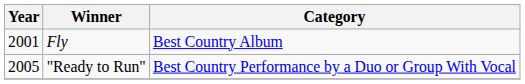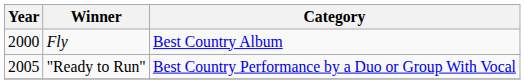(24, 41) 2001 -> (24, 41) 2000
